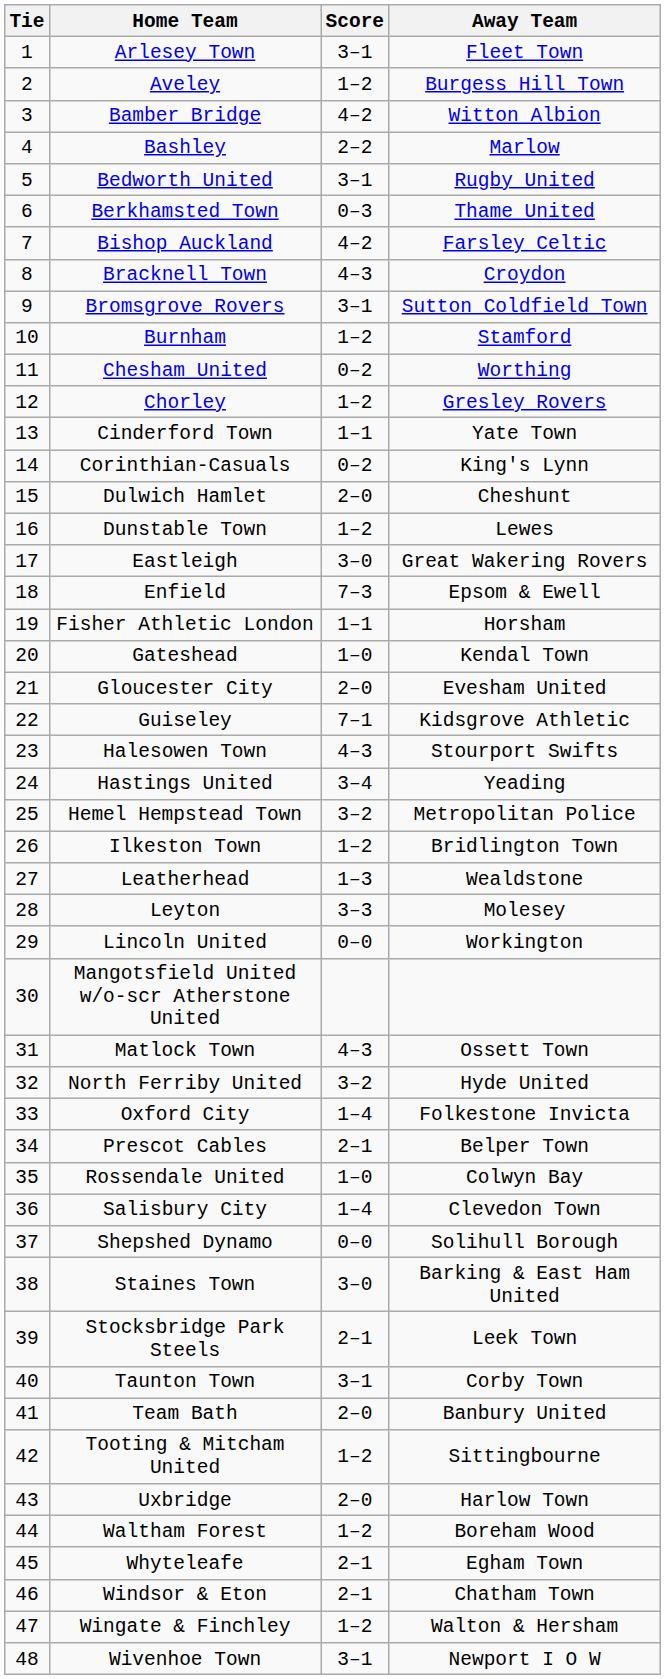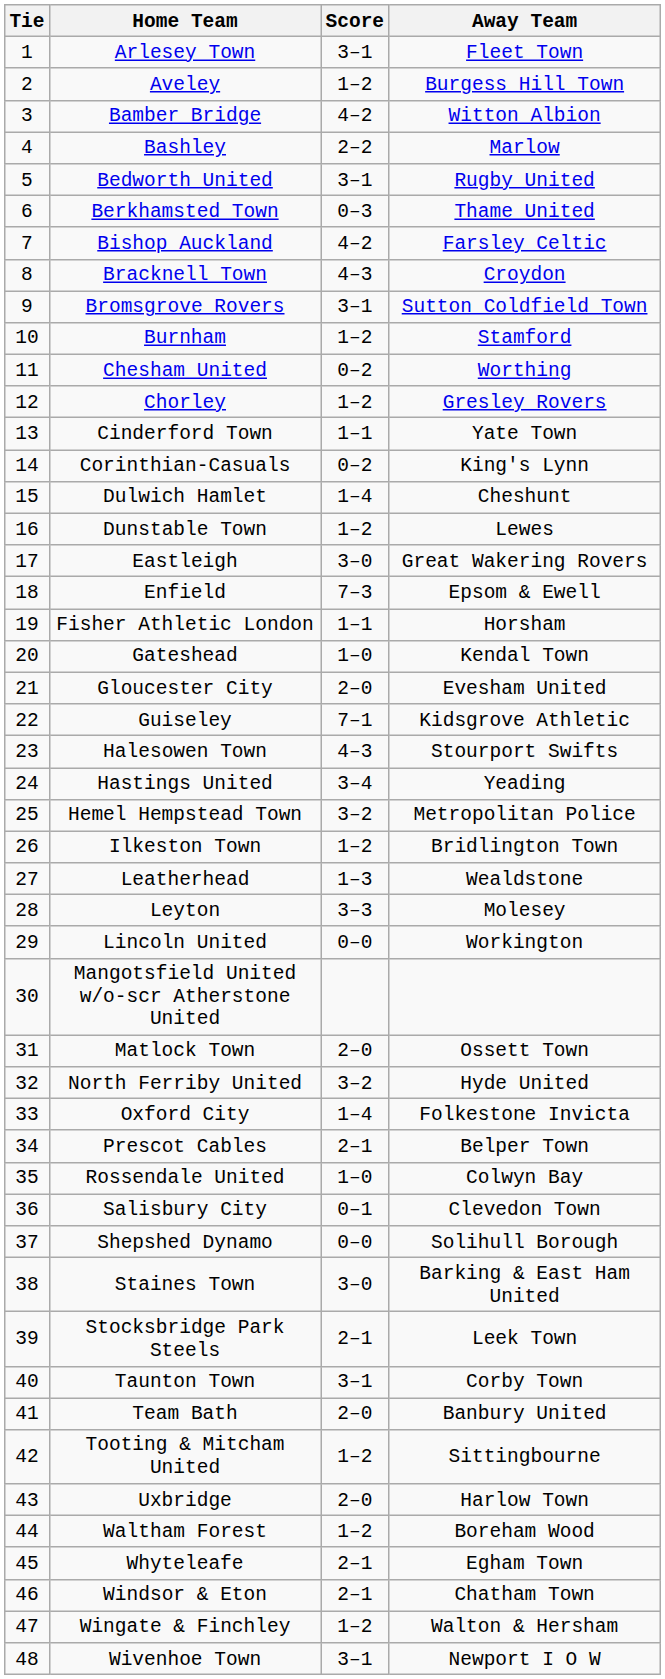(355, 497) 2–0 -> (355, 497) 1–4
(355, 1051) 4–3 -> (355, 1051) 2–0
(355, 1210) 1–4 -> (355, 1210) 0–1
